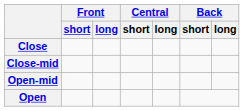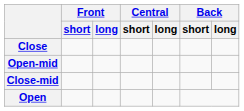rows swapped: (33, 64) <-> (33, 81)
